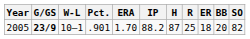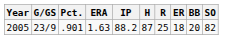- column: (72, 12)
(45, 27) bold -> (45, 27) normal
(126, 27) 1.70 -> (99, 27) 1.63
